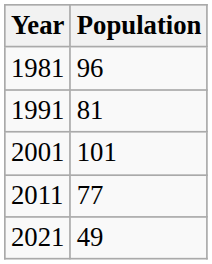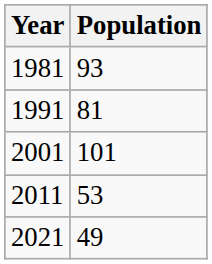(90, 68) 96 -> (90, 68) 93
(90, 195) 77 -> (90, 195) 53
